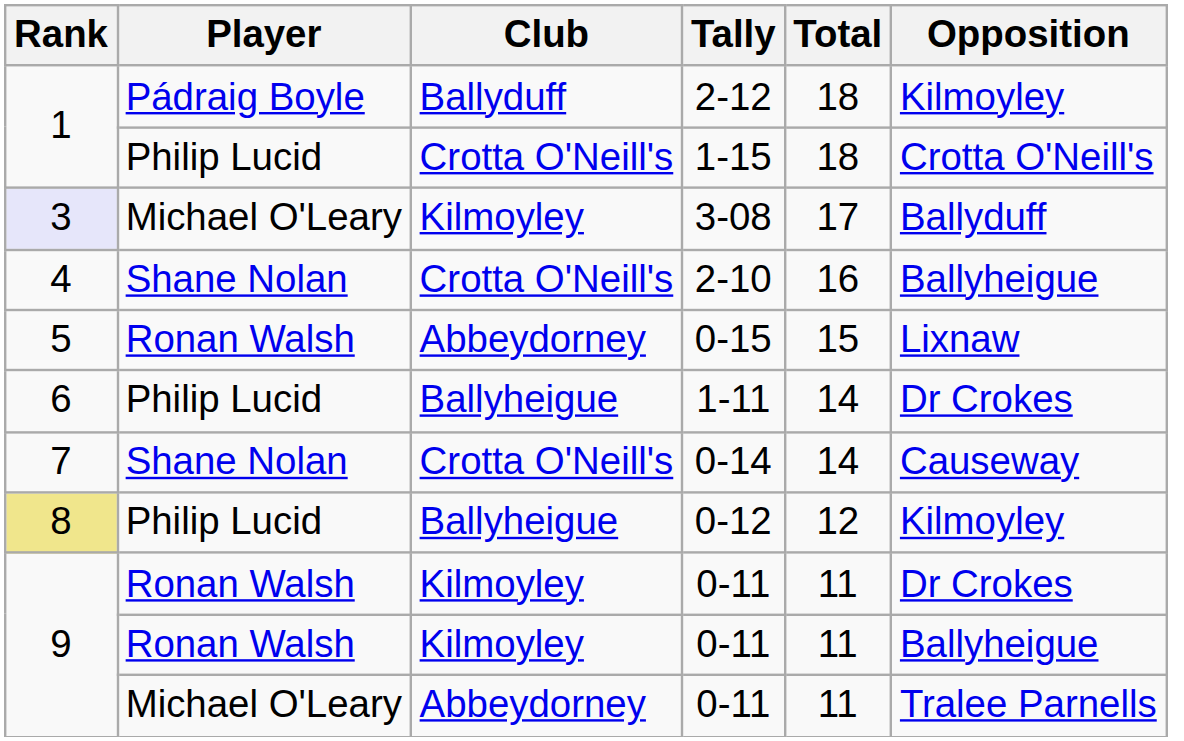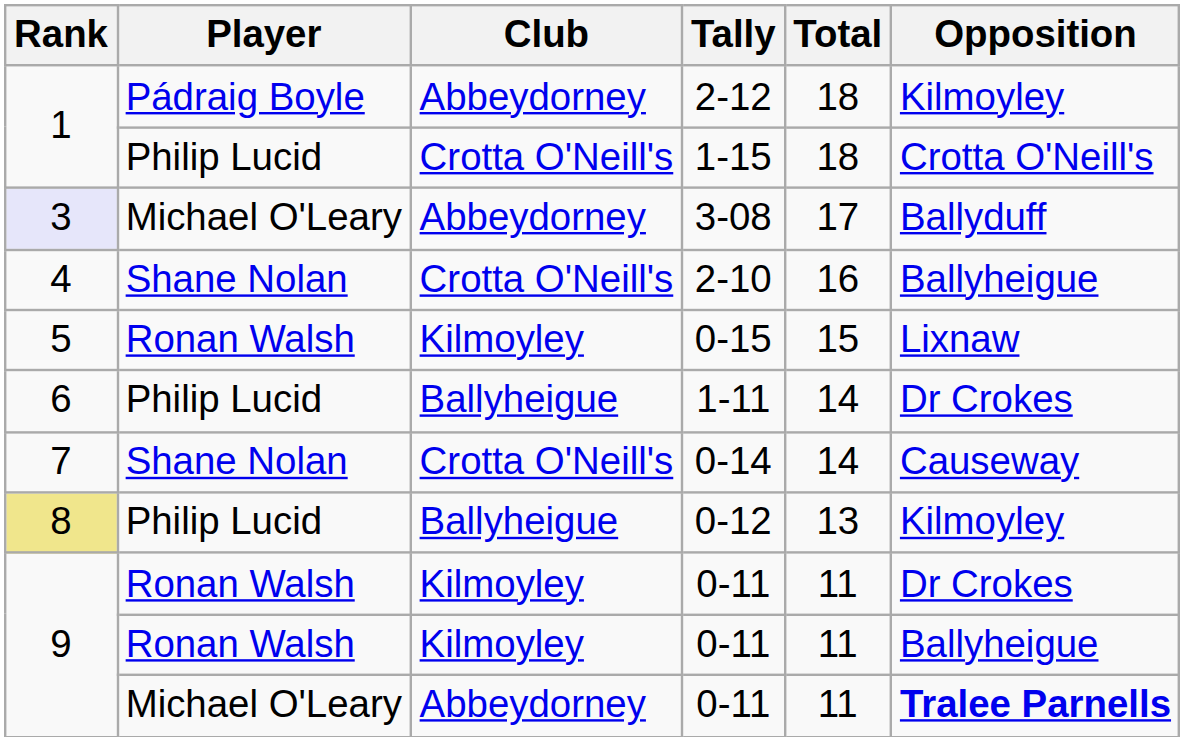(493, 95) Ballyduff -> (533, 95) Abbeydorney
(502, 217) Kilmoyley -> (533, 217) Abbeydorney
(533, 339) Abbeydorney -> (502, 339) Kilmoyley
(838, 522) 12 -> (838, 522) 13
(1028, 704) normal -> (1035, 704) bold
